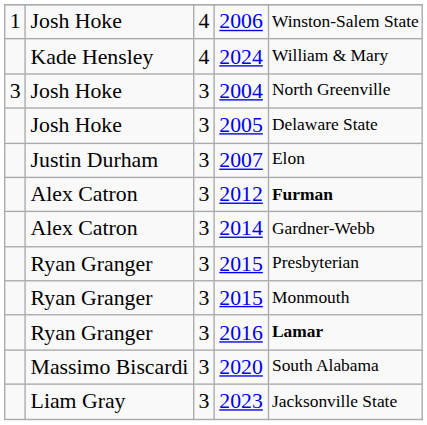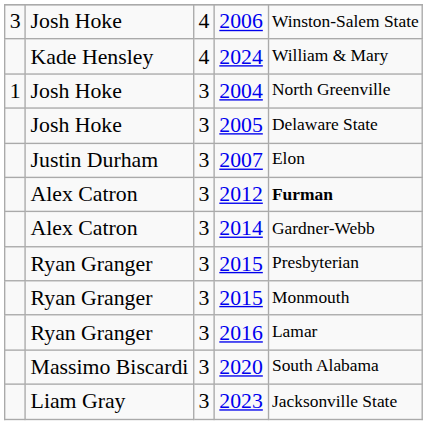(15, 21) 1 -> (15, 21) 3
(15, 90) 3 -> (15, 90) 1
(298, 332) bold -> (295, 332) normal
